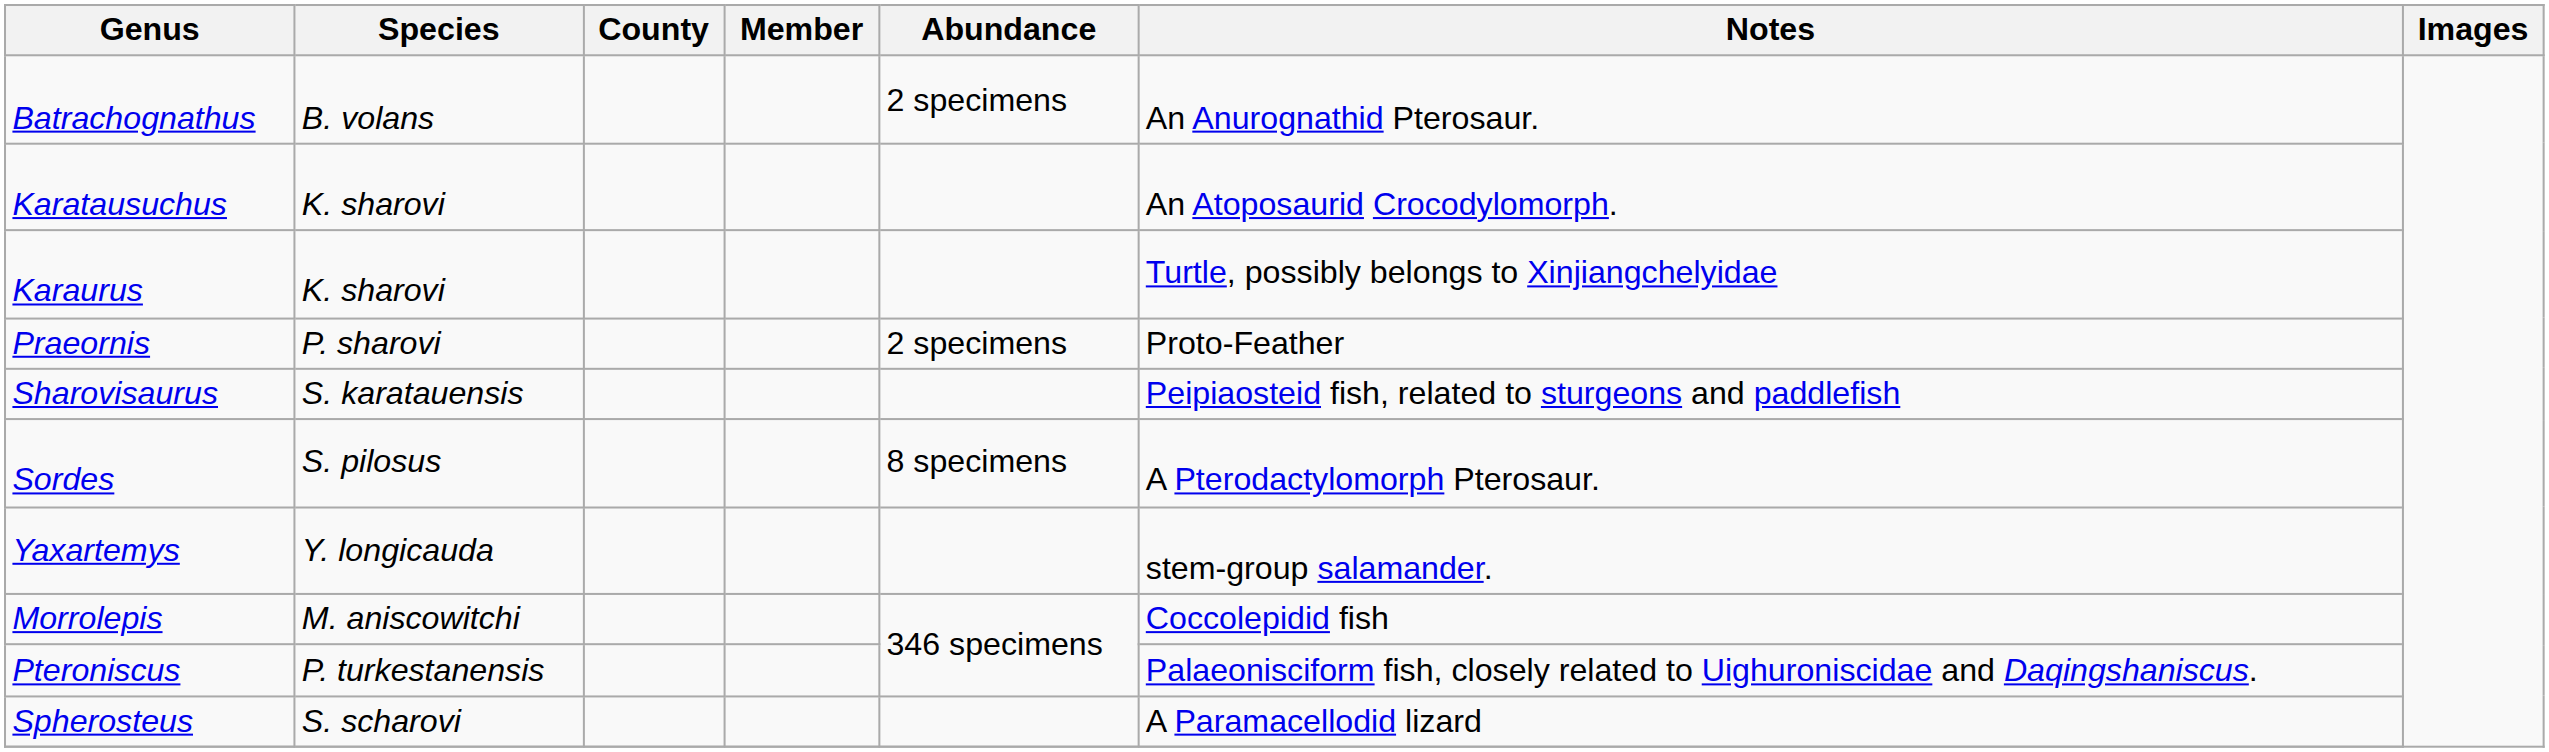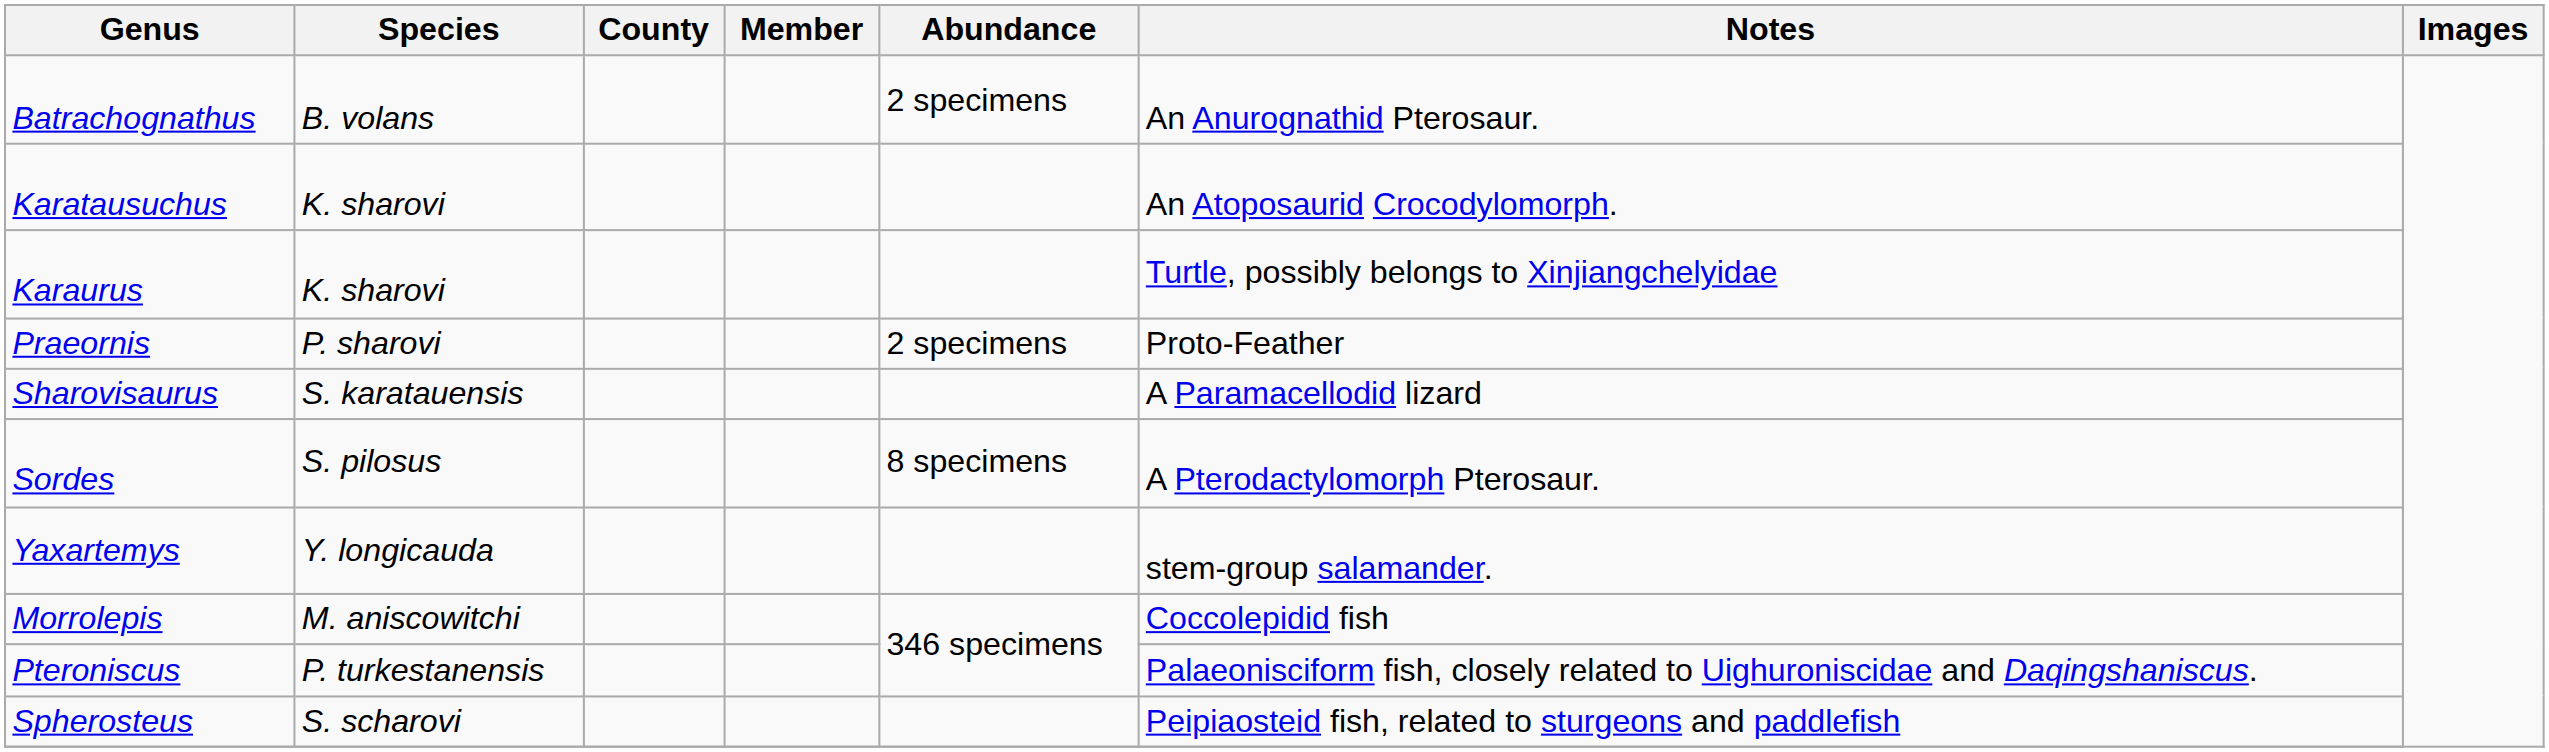(1523, 393) Peipiaosteid fish, related to sturgeons and paddlefish -> (1314, 393) A Paramacellodid lizard
(1314, 720) A Paramacellodid lizard -> (1523, 720) Peipiaosteid fish, related to sturgeons and paddlefish
